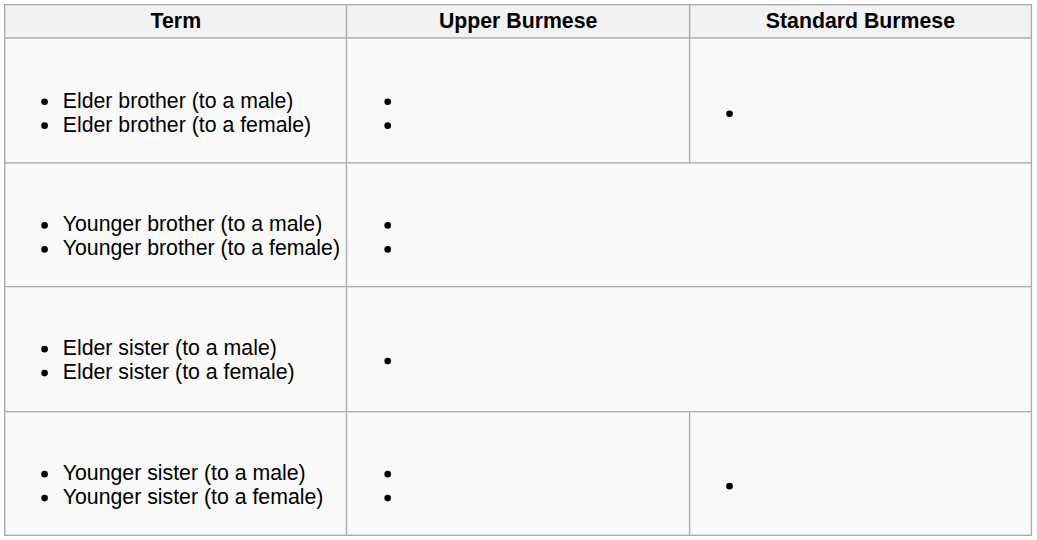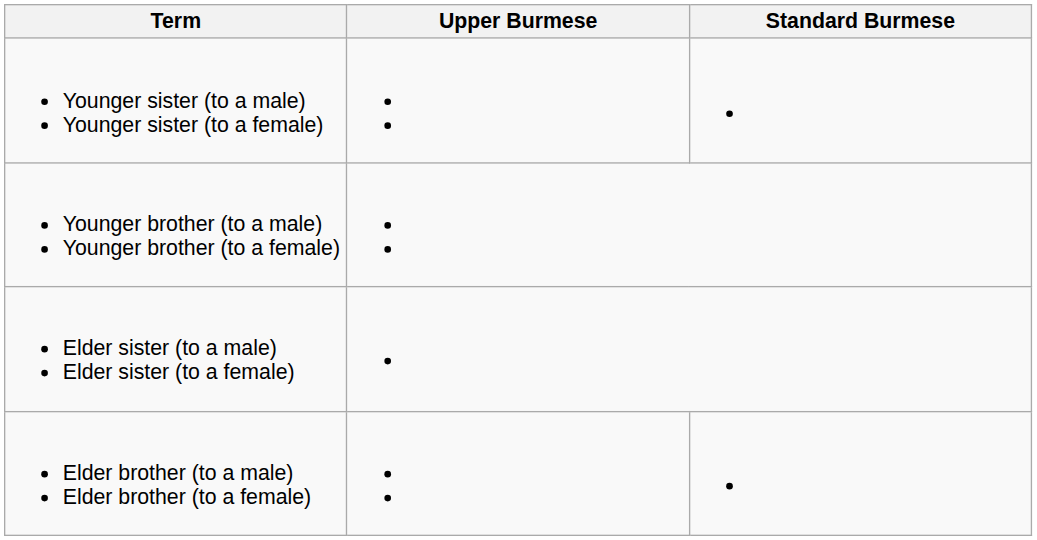rows swapped: (176, 112) <-> (176, 485)
